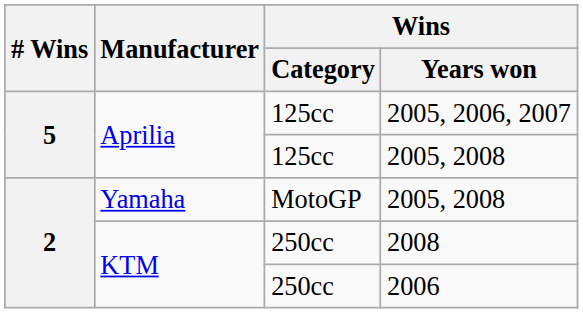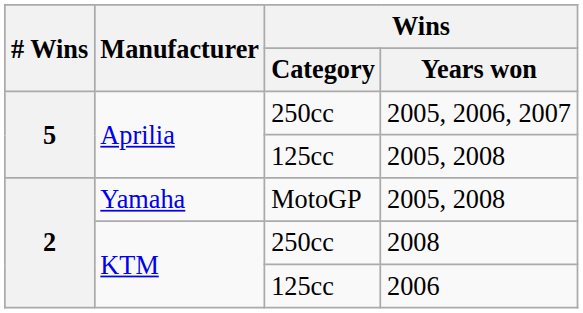(303, 113) 125cc -> (303, 113) 250cc
(303, 286) 250cc -> (303, 286) 125cc
